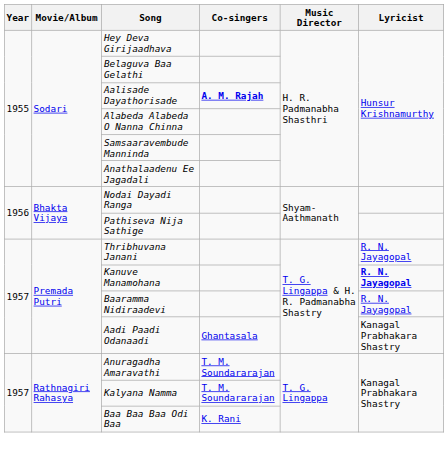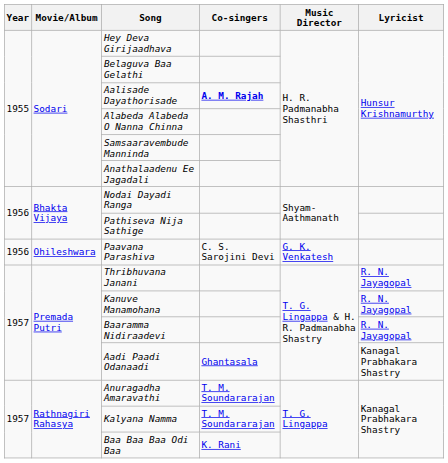+ row: (129, 252)
(386, 278) bold -> (386, 304) normal
